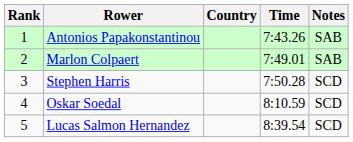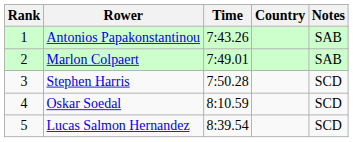columns swapped: (232, 15) <-> (284, 15)
